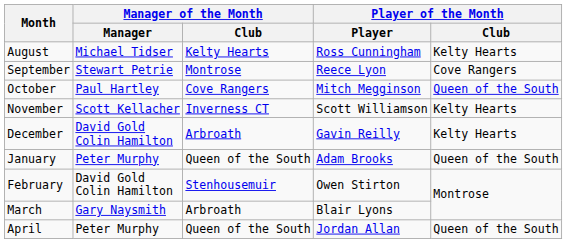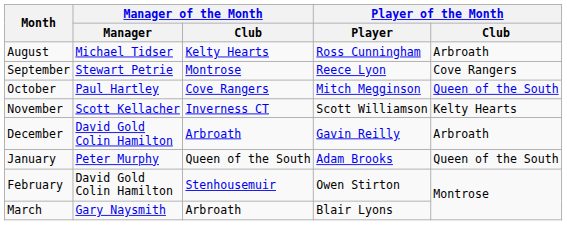(475, 52) Kelty Hearts -> (461, 52) Arbroath
(475, 134) Kelty Hearts -> (461, 134) Arbroath
- row: (25, 229)
